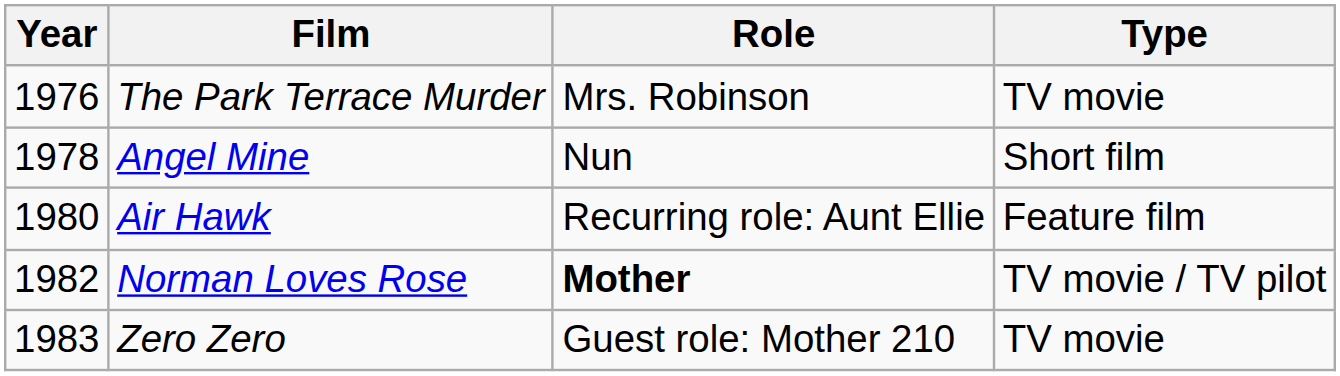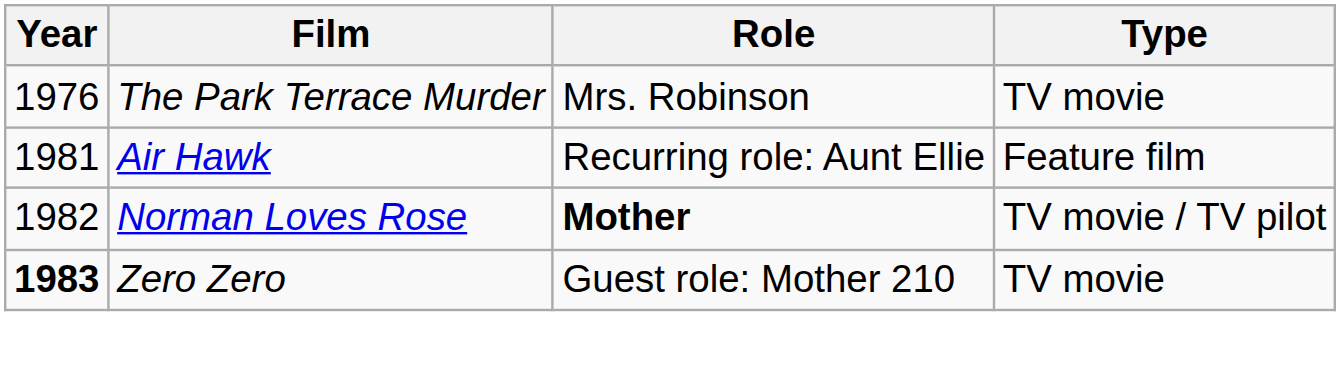- row: (213, 156)
(57, 217) 1980 -> (57, 156) 1981
(57, 339) normal -> (57, 278) bold
